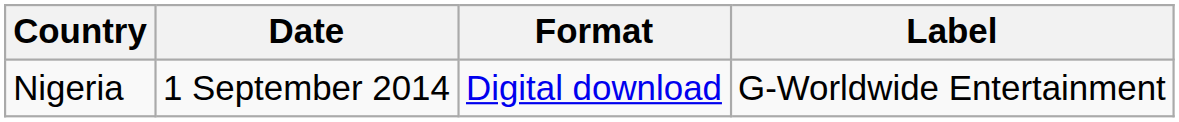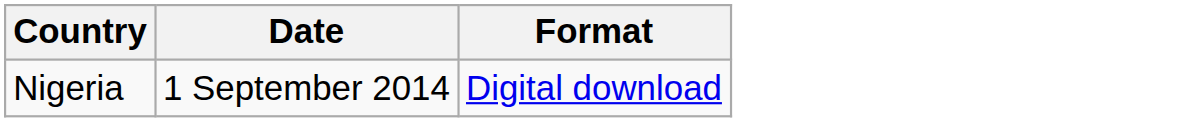- column: (952, 32)
